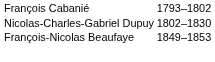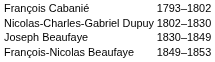+ row: (46, 38)
